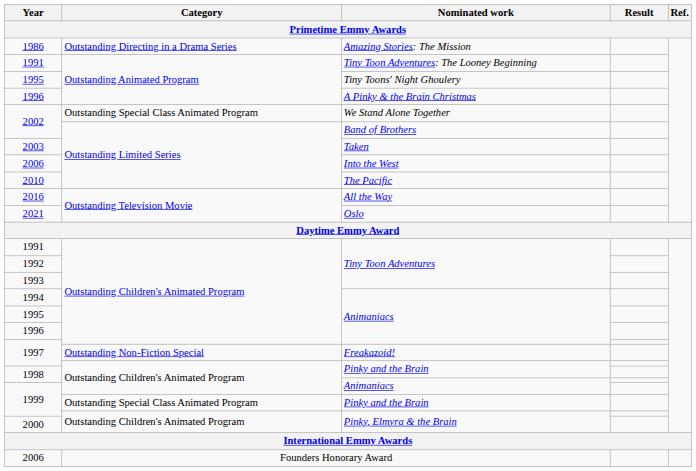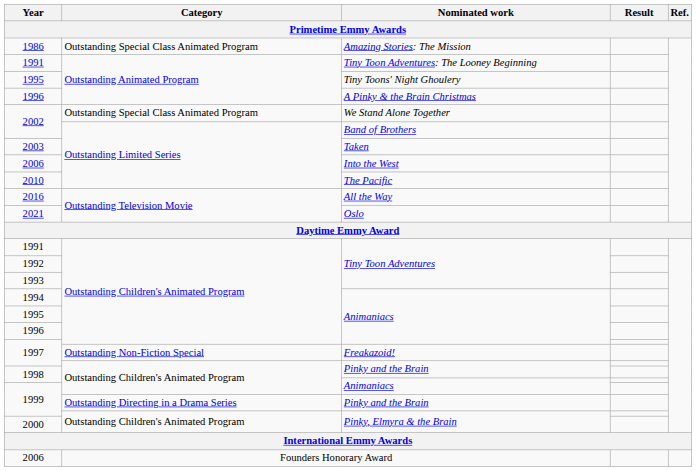(151, 46) Outstanding Directing in a Drama Series -> (161, 46) Outstanding Special Class Animated Program
(161, 402) Outstanding Special Class Animated Program -> (151, 402) Outstanding Directing in a Drama Series
